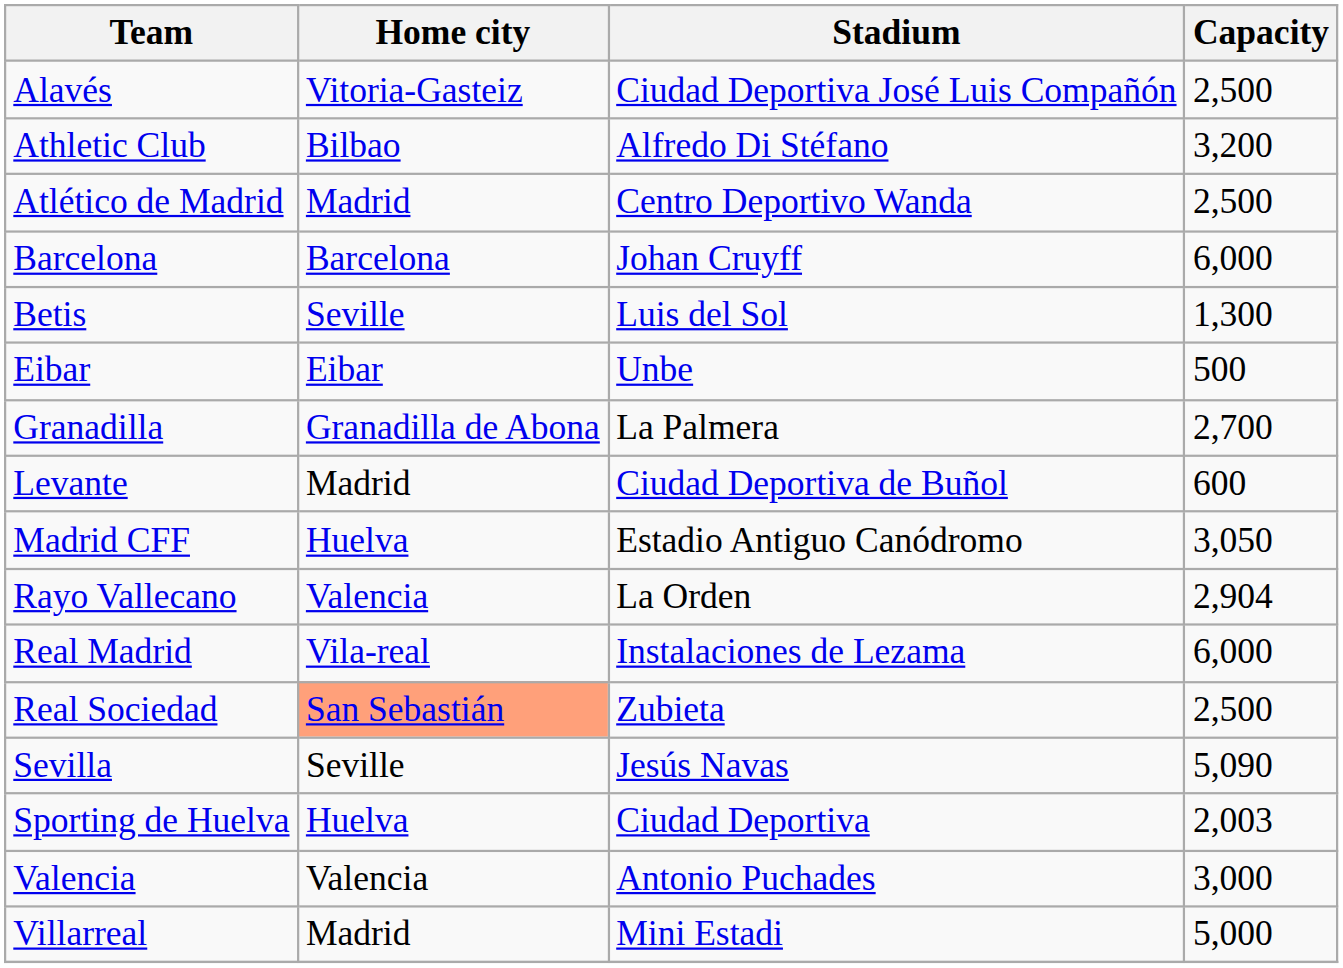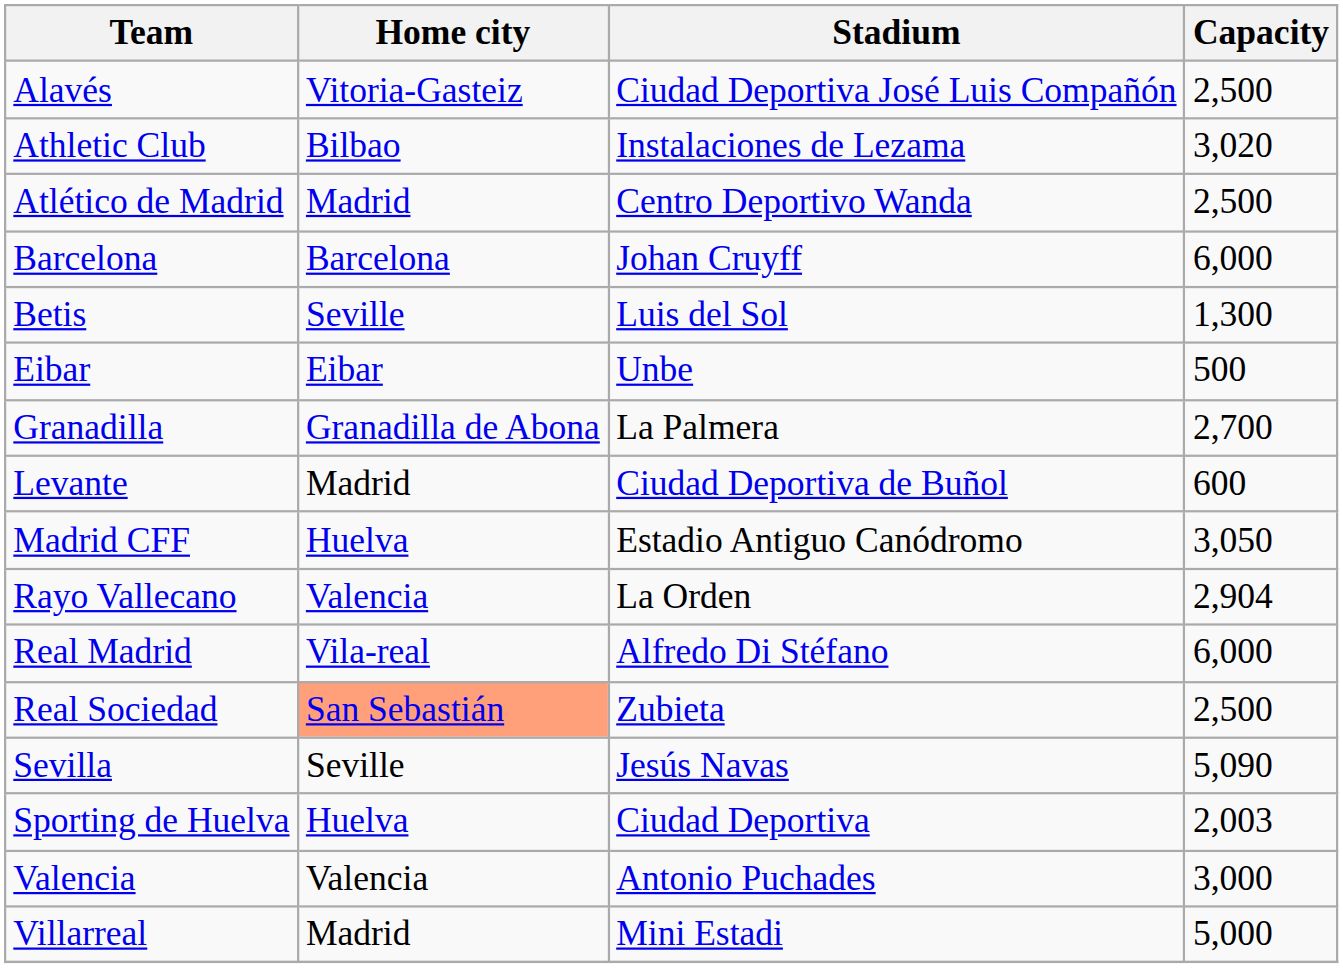(752, 145) Alfredo Di Stéfano -> (791, 145) Instalaciones de Lezama
(1233, 145) 3,200 -> (1233, 145) 3,020
(791, 652) Instalaciones de Lezama -> (752, 652) Alfredo Di Stéfano
